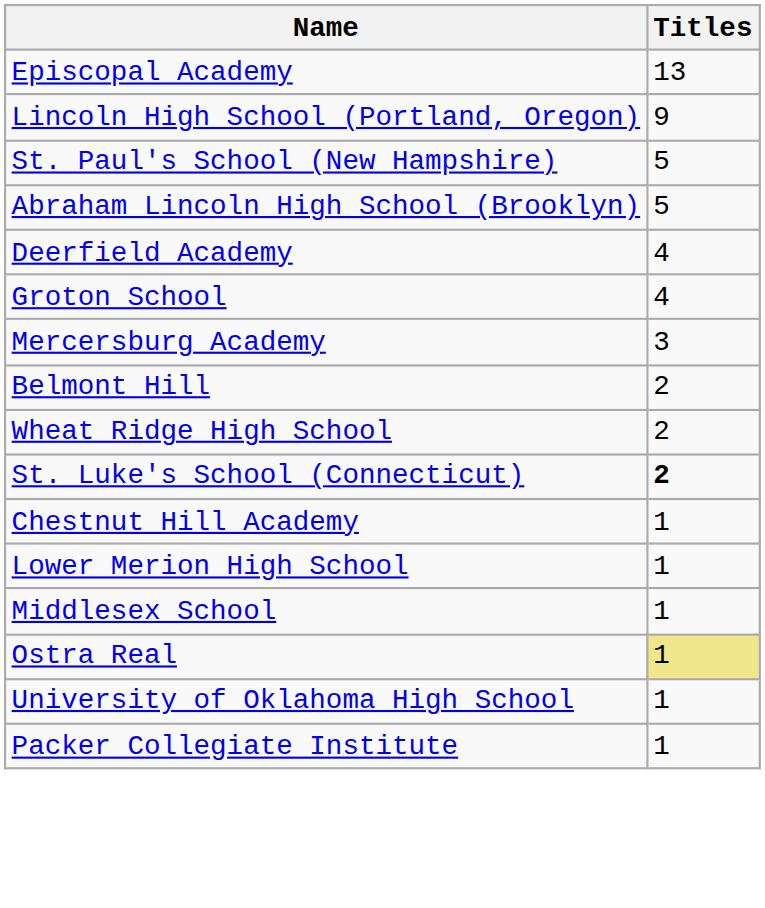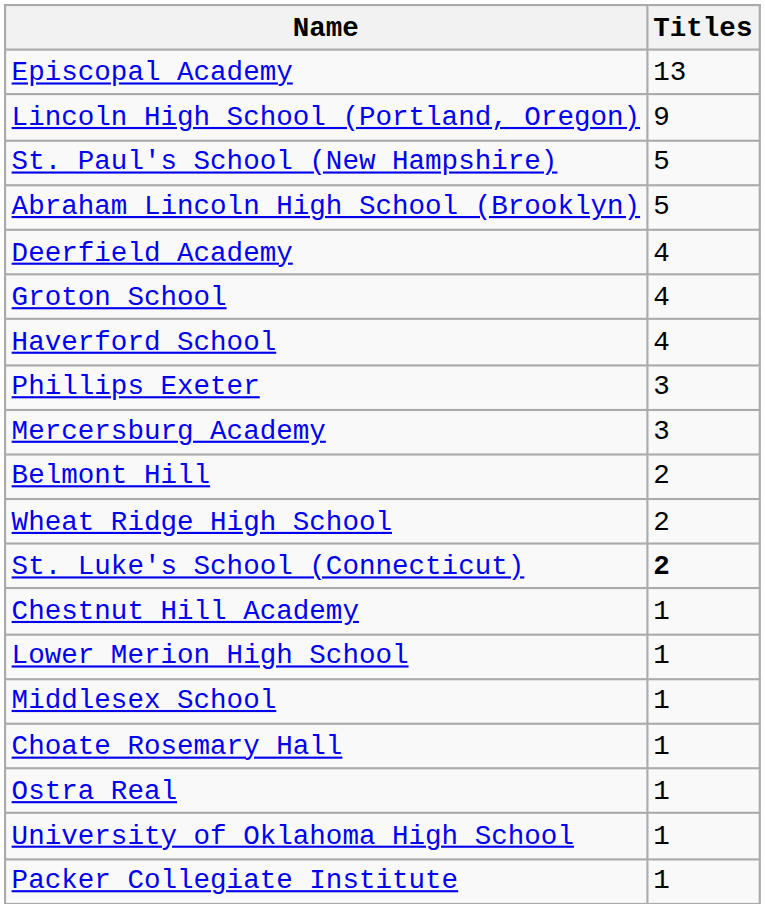+ row: (144, 342)
+ row: (136, 387)
+ row: (177, 746)
(661, 656) khaki background -> (661, 791) no background
